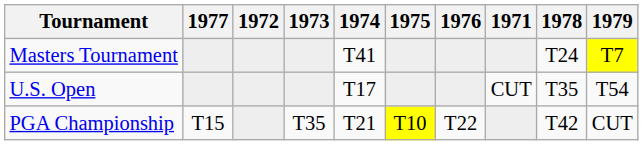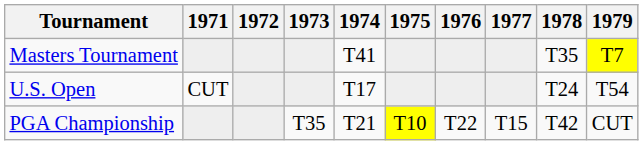columns swapped: (511, 21) <-> (208, 21)
(562, 55) T24 -> (562, 55) T35
(562, 89) T35 -> (562, 89) T24
